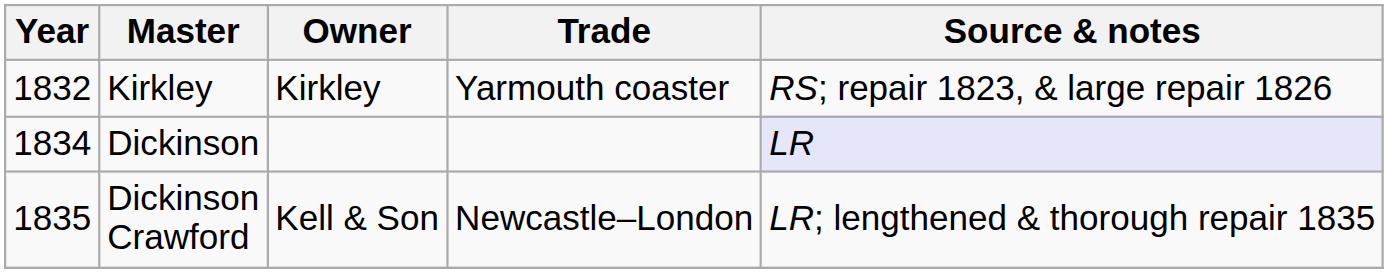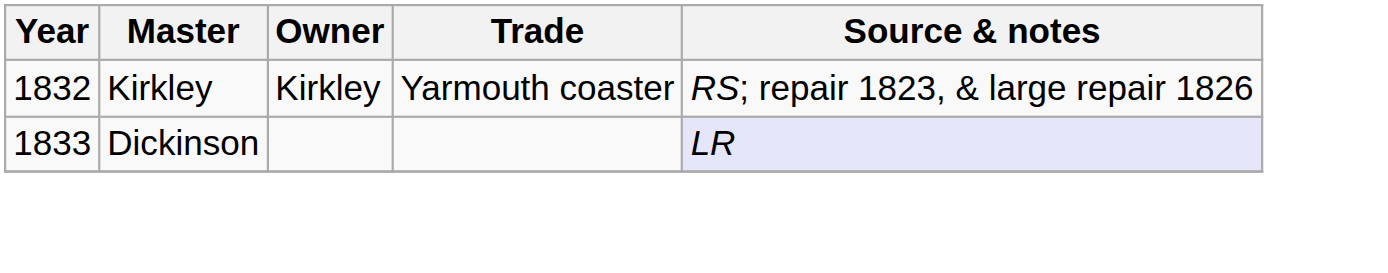(52, 143) 1834 -> (52, 143) 1833
- row: (183, 218)
